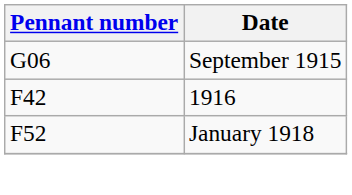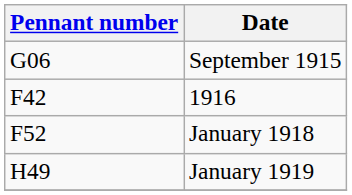+ row: (252, 171)
